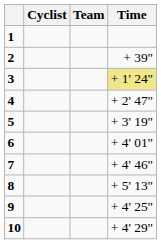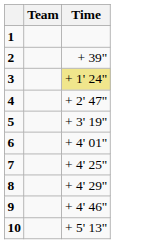- column: (47, 15)
(132, 164) + 4' 46" -> (86, 164) + 4' 25"
(132, 185) + 5' 13" -> (86, 185) + 4' 29"
(132, 206) + 4' 25" -> (86, 206) + 4' 46"
(132, 228) + 4' 29" -> (86, 228) + 5' 13"
